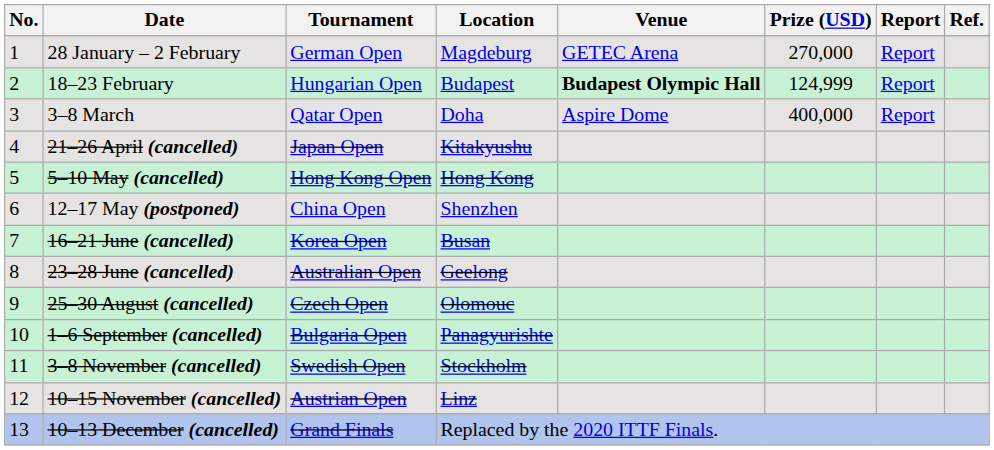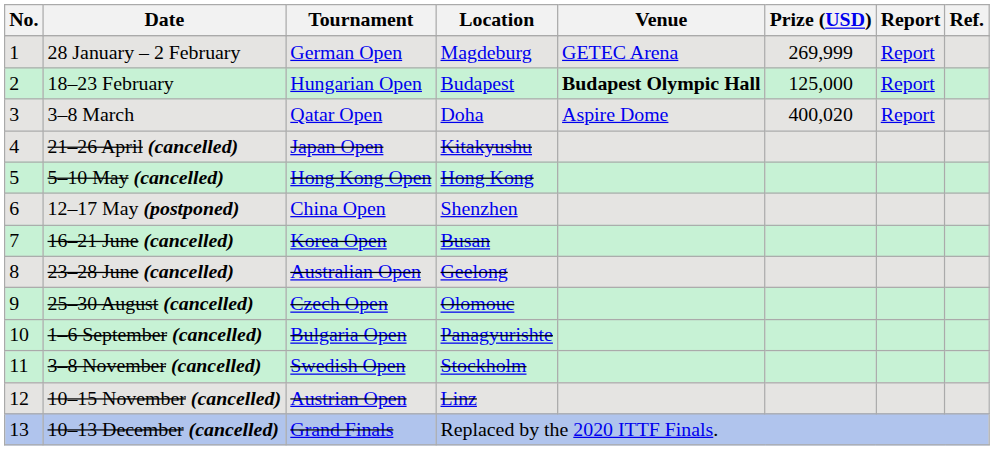(821, 51) 270,000 -> (821, 51) 269,999
(821, 83) 124,999 -> (821, 83) 125,000
(821, 114) 400,000 -> (821, 114) 400,020
